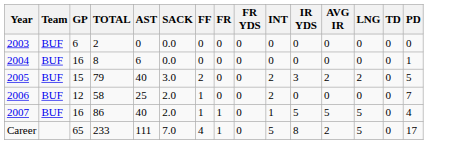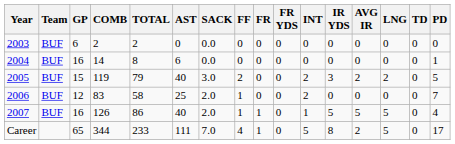+ column: (110, 19)
